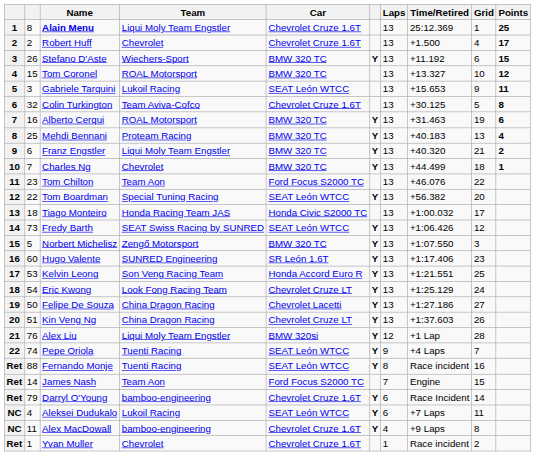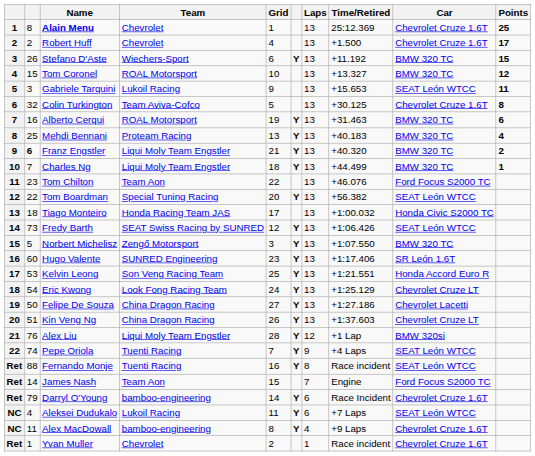columns swapped: (318, 12) <-> (484, 12)
(176, 28) Liqui Moly Team Engstler -> (143, 28) Chevrolet
(29, 151) normal -> (29, 151) bold
(143, 166) Chevrolet -> (176, 166) Liqui Moly Team Engstler
